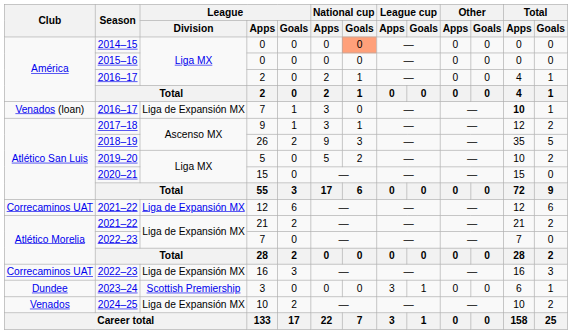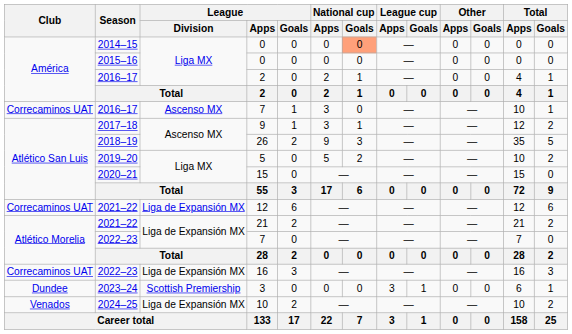(50, 110) Venados (loan) -> (50, 110) Correcaminos UAT
(194, 110) Liga de Expansión MX -> (194, 110) Ascenso MX
(519, 110) bold -> (519, 110) normal
